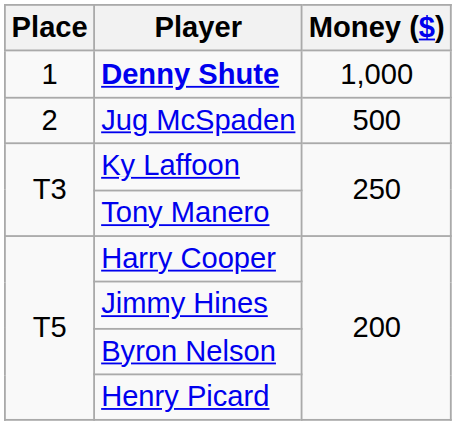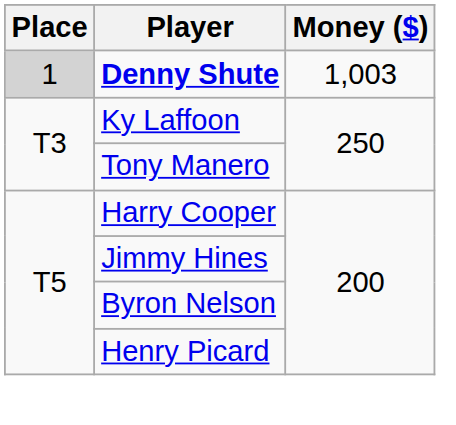(50, 73) no background -> (50, 73) lightgrey background
(377, 73) 1,000 -> (361, 73) 1,003
- row: (198, 119)
